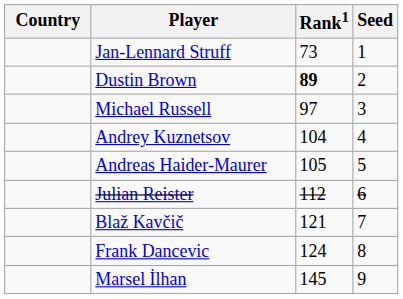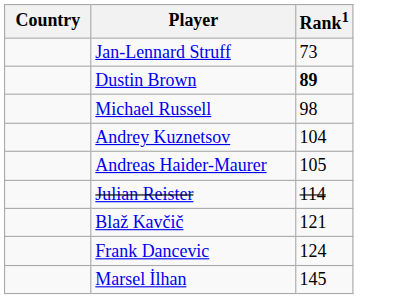- column: (375, 21)
(309, 108) 97 -> (309, 108) 98
(313, 194) 112 -> (313, 194) 114
